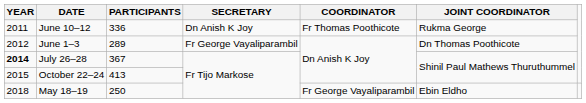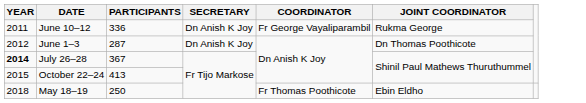(351, 28) Fr Thomas Poothicote -> (314, 28) Fr George Vayaliparambil
(117, 43) 289 -> (117, 43) 287
(241, 43) Fr George Vayaliparambil -> (219, 43) Dn Anish K Joy
(358, 91) Fr George Vayaliparambil -> (307, 91) Fr Thomas Poothicote
